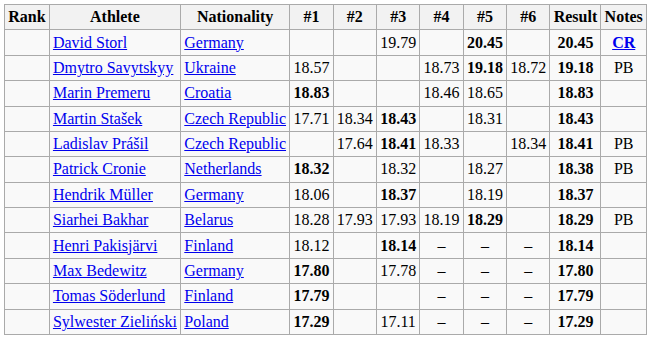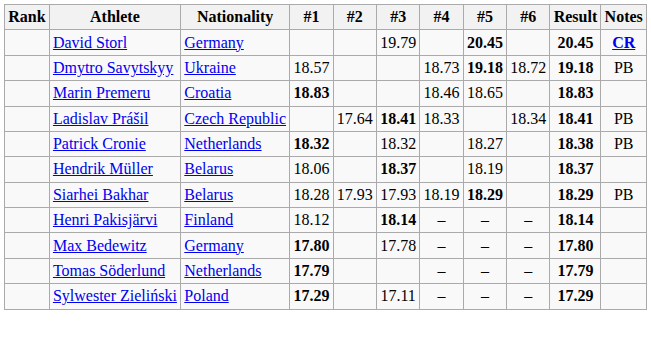- row: (98, 118)
(214, 194) Germany -> (209, 169) Belarus
(209, 296) Finland -> (223, 270) Netherlands
